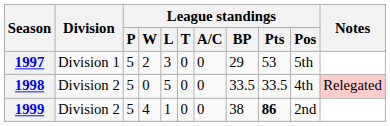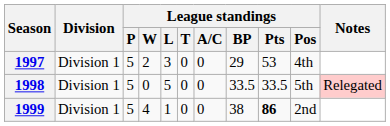(304, 62) 5th -> (304, 62) 4th
(89, 86) Division 2 -> (89, 86) Division 1
(304, 86) 4th -> (304, 86) 5th
(89, 109) Division 2 -> (89, 109) Division 1
